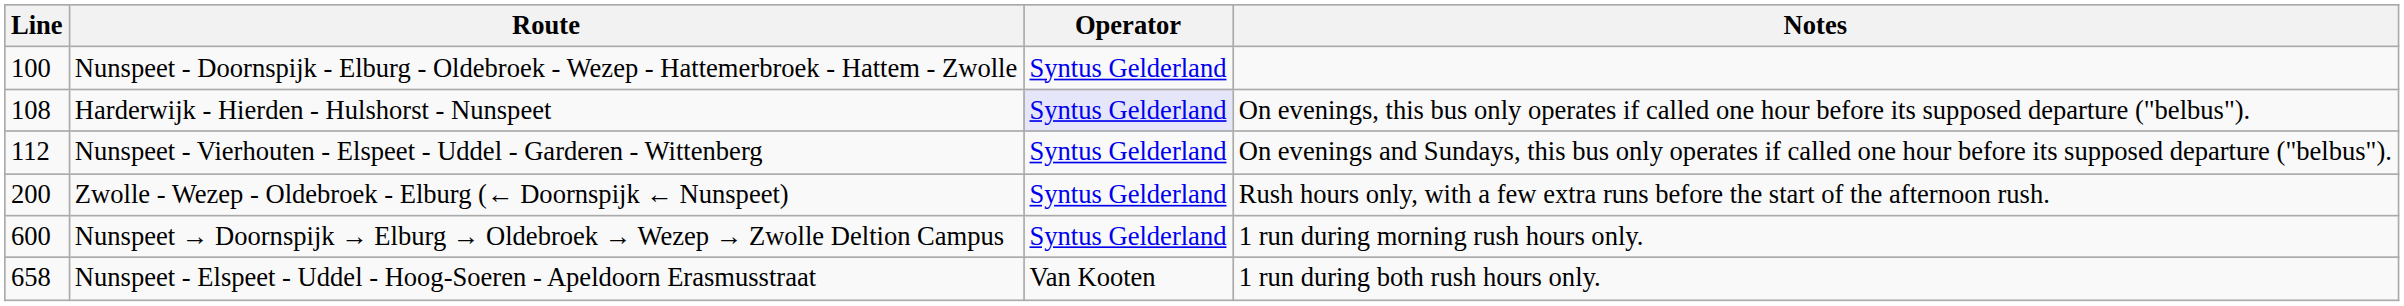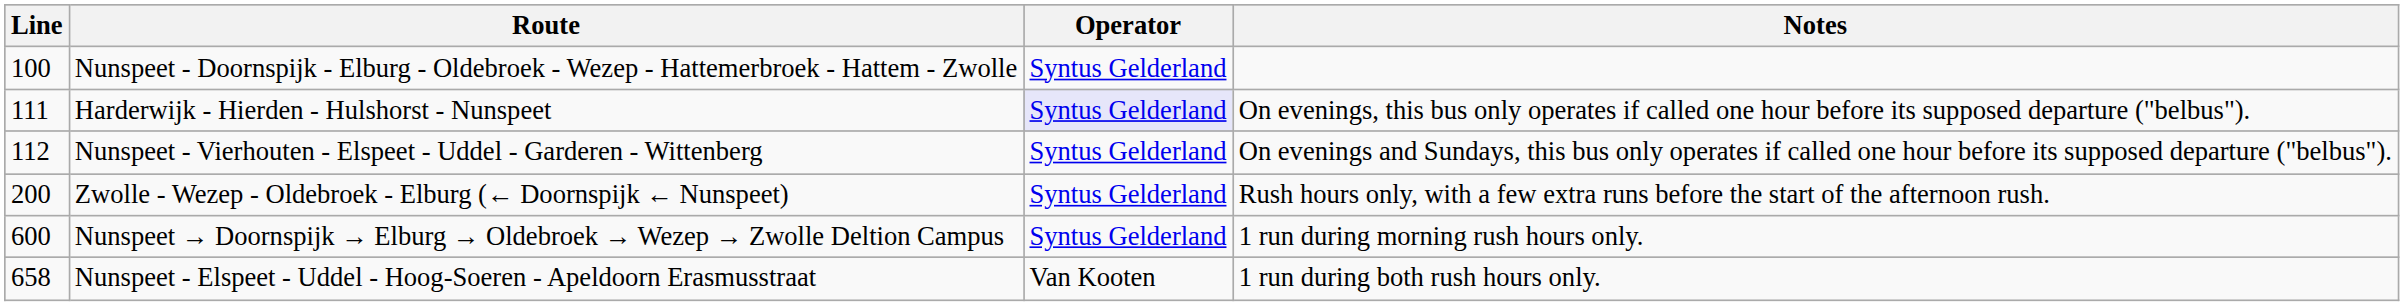(31, 109) 108 -> (30, 109) 111
